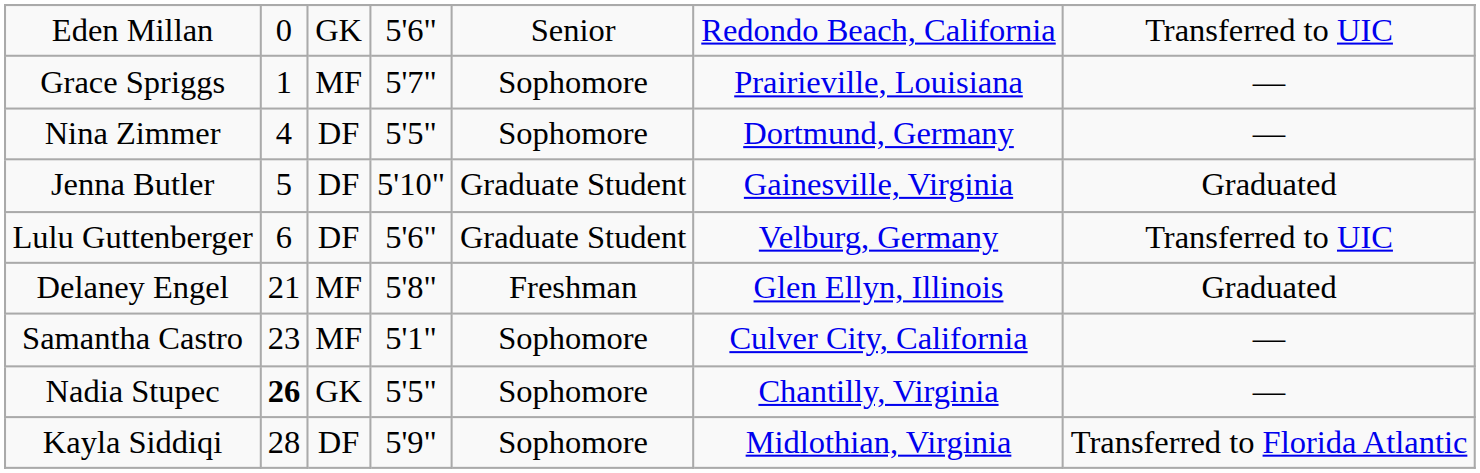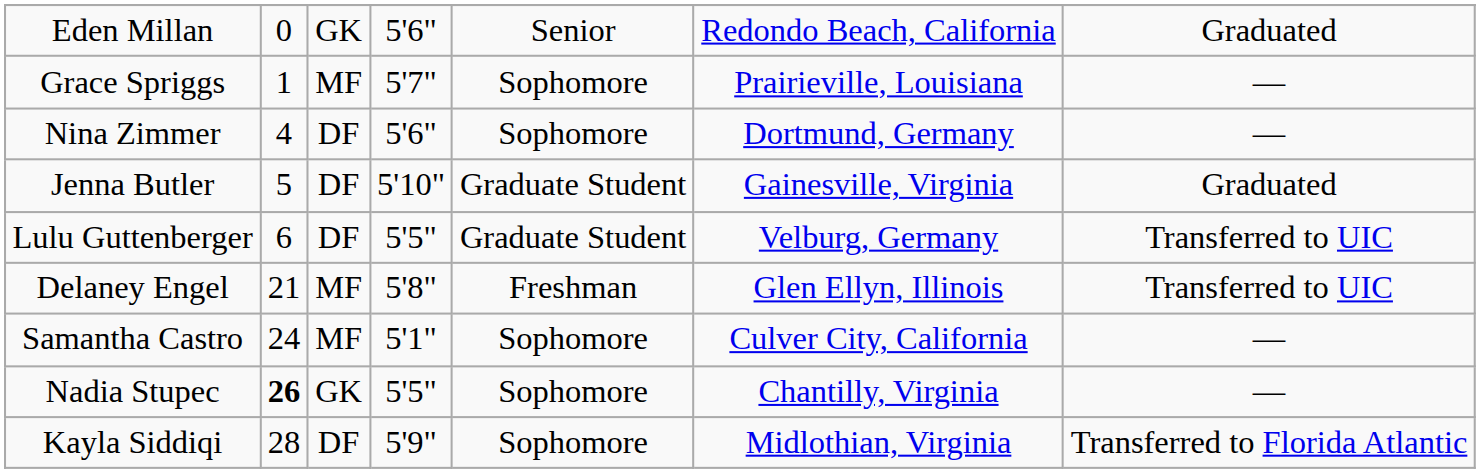(1269, 30) Transferred to UIC -> (1269, 30) Graduated
(411, 133) 5'5" -> (411, 133) 5'6"
(411, 236) 5'6" -> (411, 236) 5'5"
(1269, 287) Graduated -> (1269, 287) Transferred to UIC
(284, 339) 23 -> (284, 339) 24
